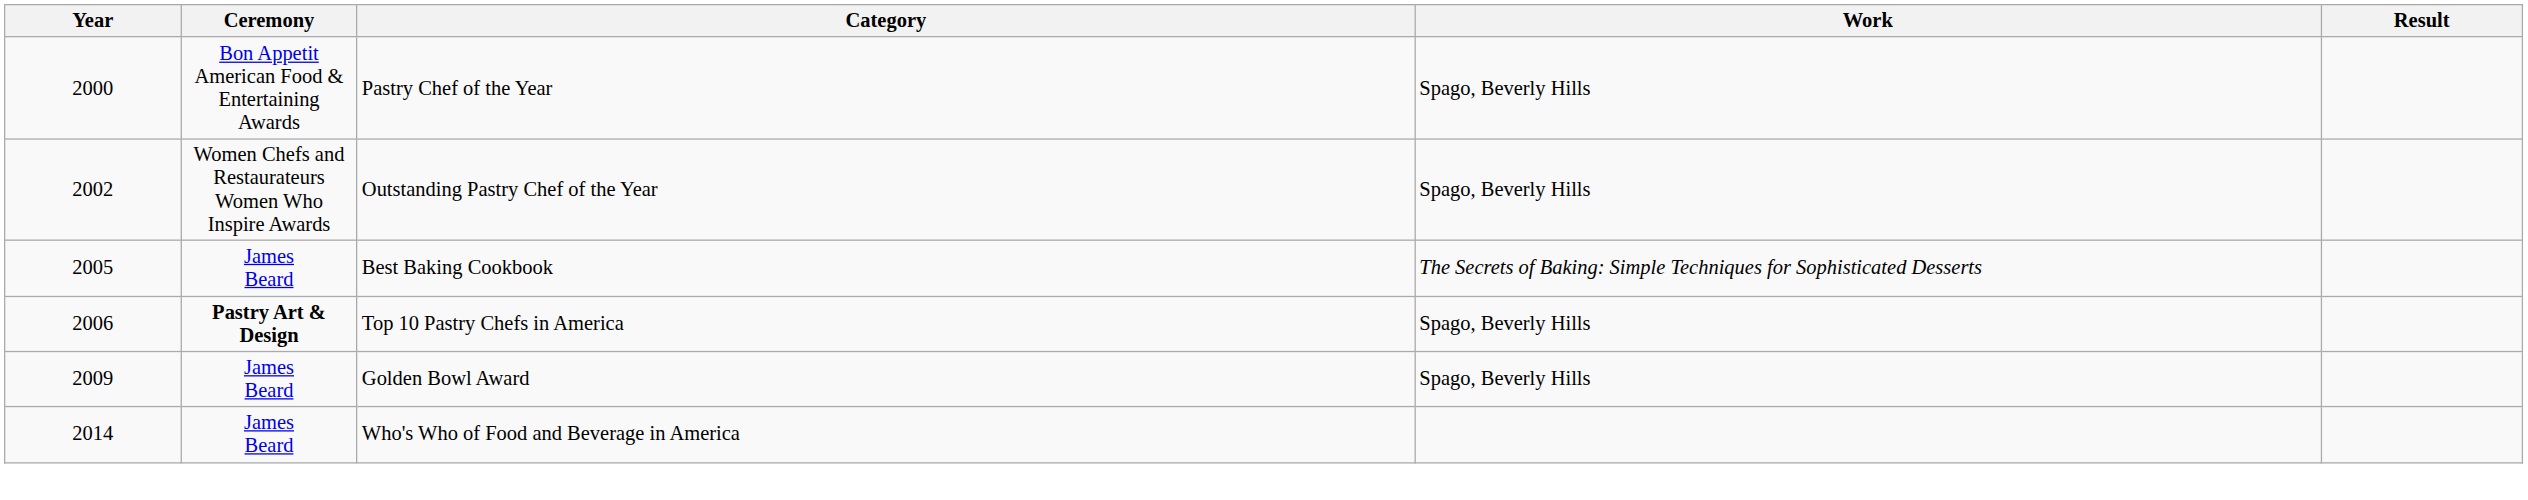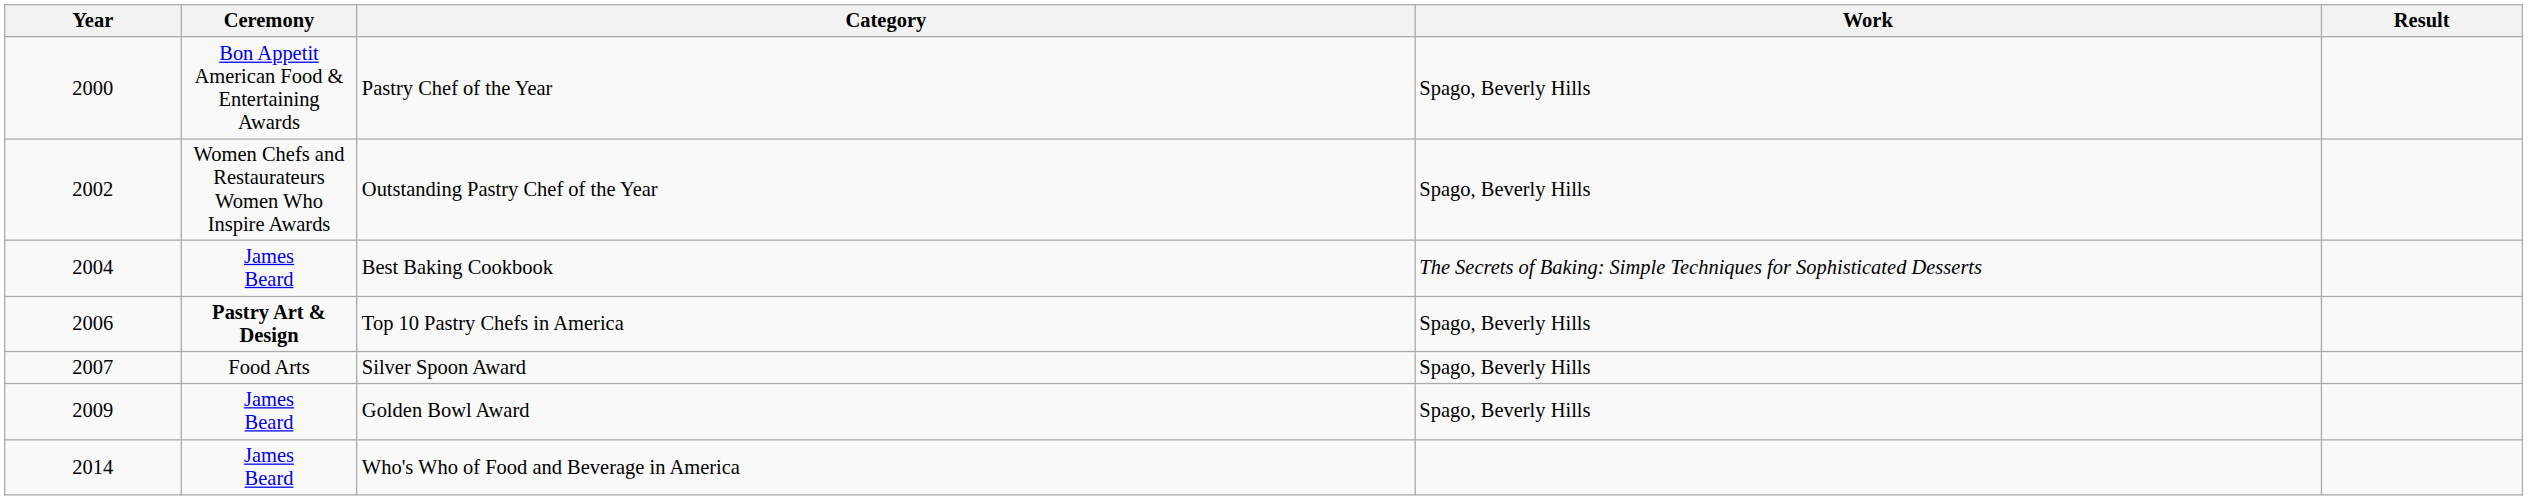(93, 267) 2005 -> (93, 267) 2004
+ row: (444, 367)
